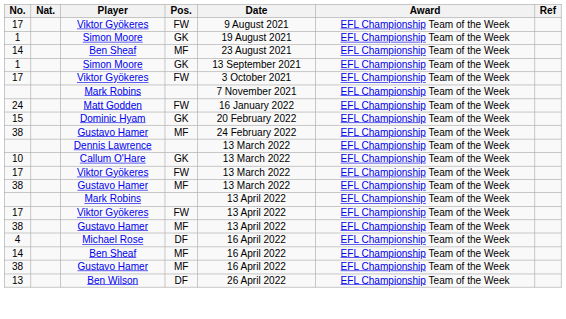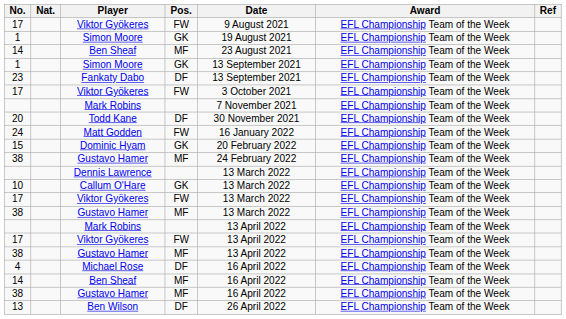+ row: (18, 78)
+ row: (18, 118)
